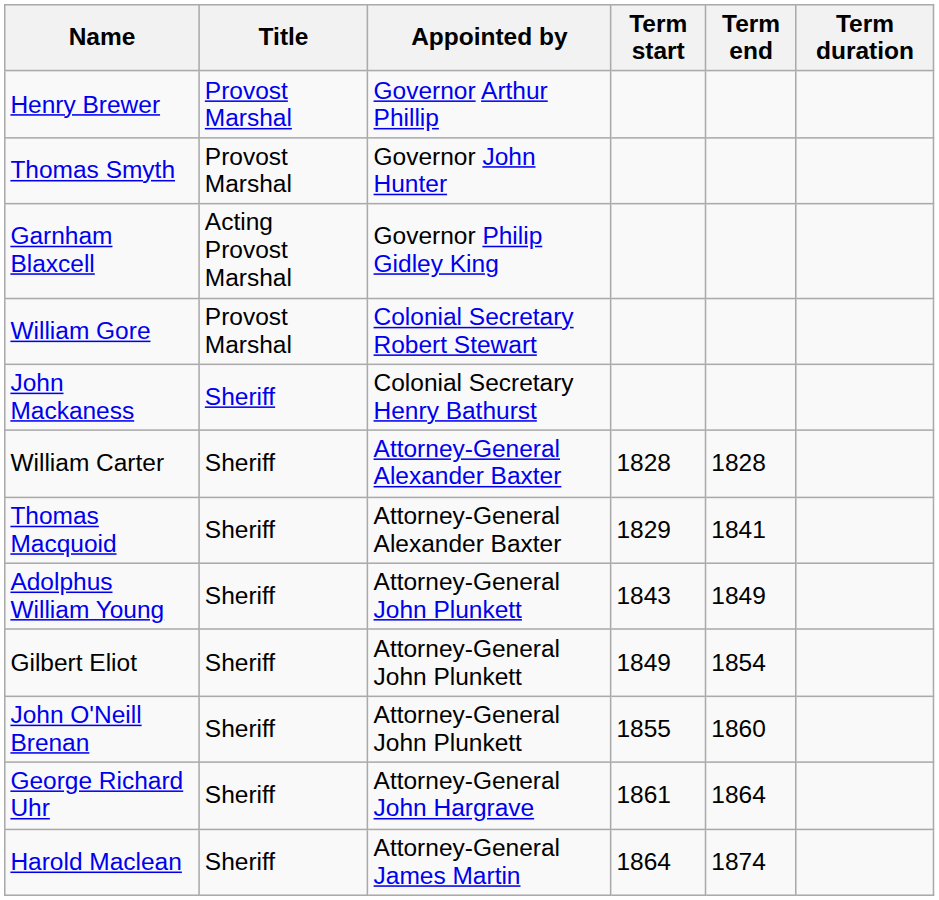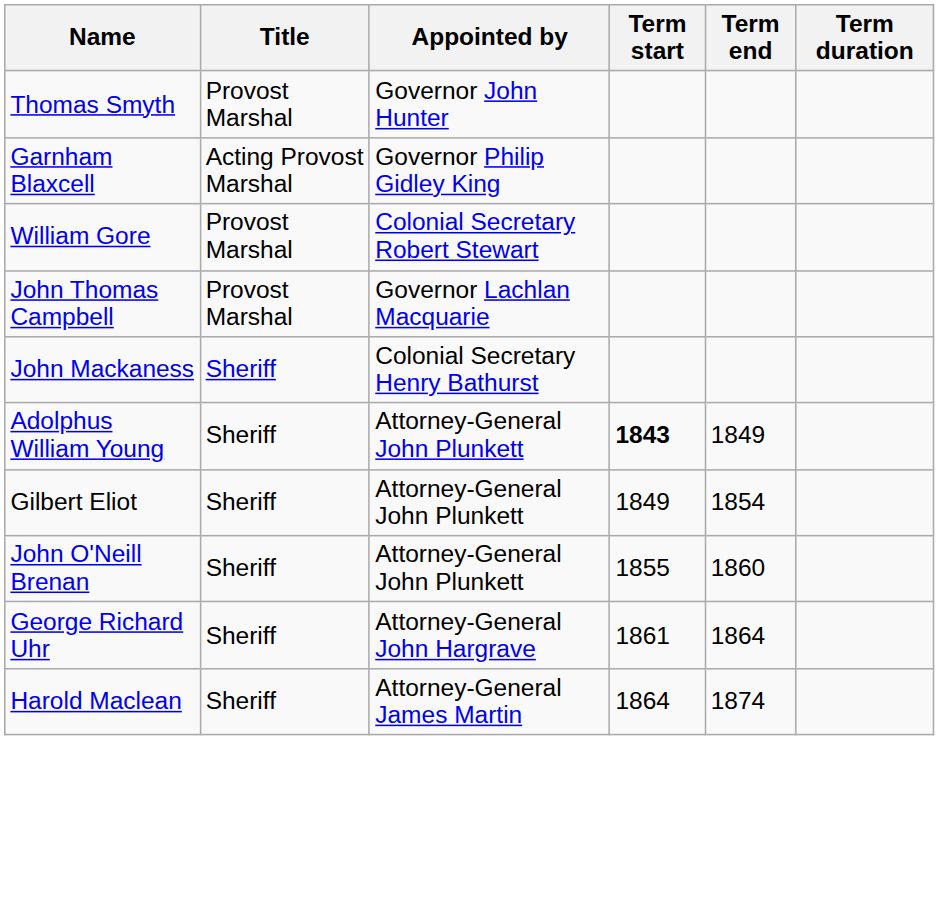- row: (85, 104)
+ row: (84, 303)
- row: (87, 463)
- row: (63, 529)
(644, 596) normal -> (643, 435) bold
